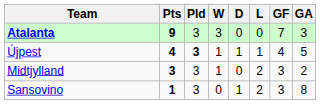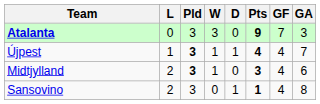columns swapped: (172, 14) <-> (260, 14)
(304, 52) 5 -> (304, 52) 7
(196, 71) normal -> (193, 71) bold
(281, 71) 3 -> (281, 71) 4
(304, 71) 2 -> (304, 71) 6
(281, 90) 3 -> (281, 90) 4
